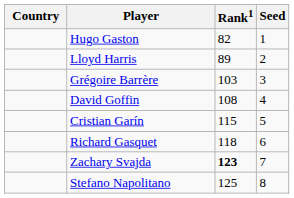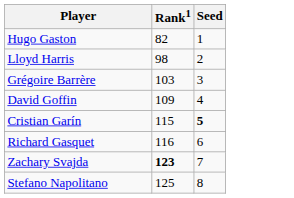- column: (36, 16)
(224, 59) 89 -> (162, 59) 98
(228, 100) 108 -> (165, 100) 109
(263, 121) normal -> (200, 121) bold
(227, 141) 118 -> (165, 141) 116
